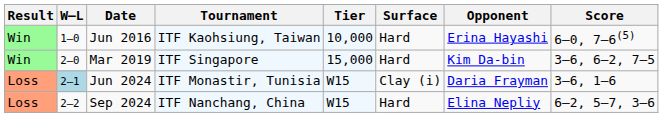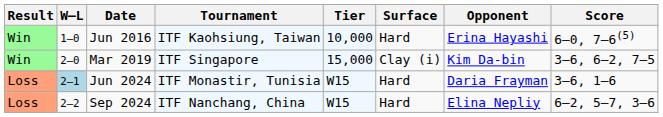(395, 60) Hard -> (410, 60) Clay (i)
(410, 81) Clay (i) -> (395, 81) Hard
